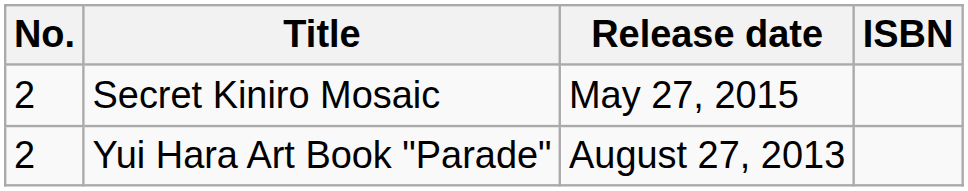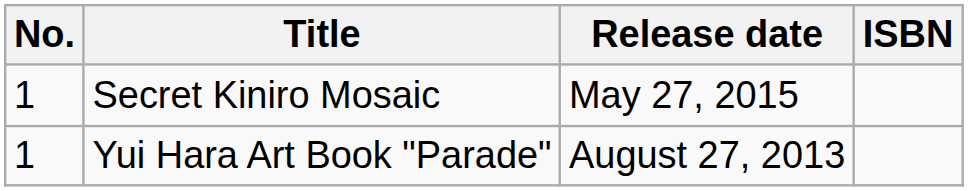(24, 94) 2 -> (24, 94) 1
(24, 154) 2 -> (24, 154) 1
